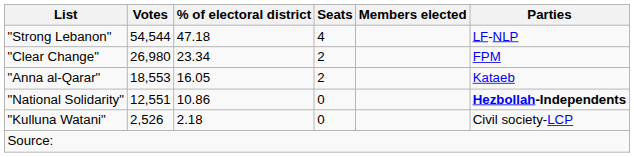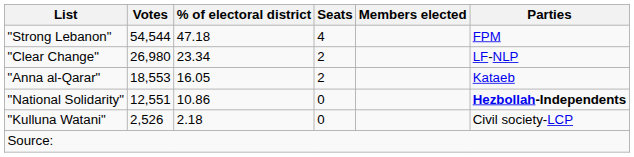(496, 36) LF-NLP -> (487, 36) FPM
(487, 57) FPM -> (496, 57) LF-NLP
